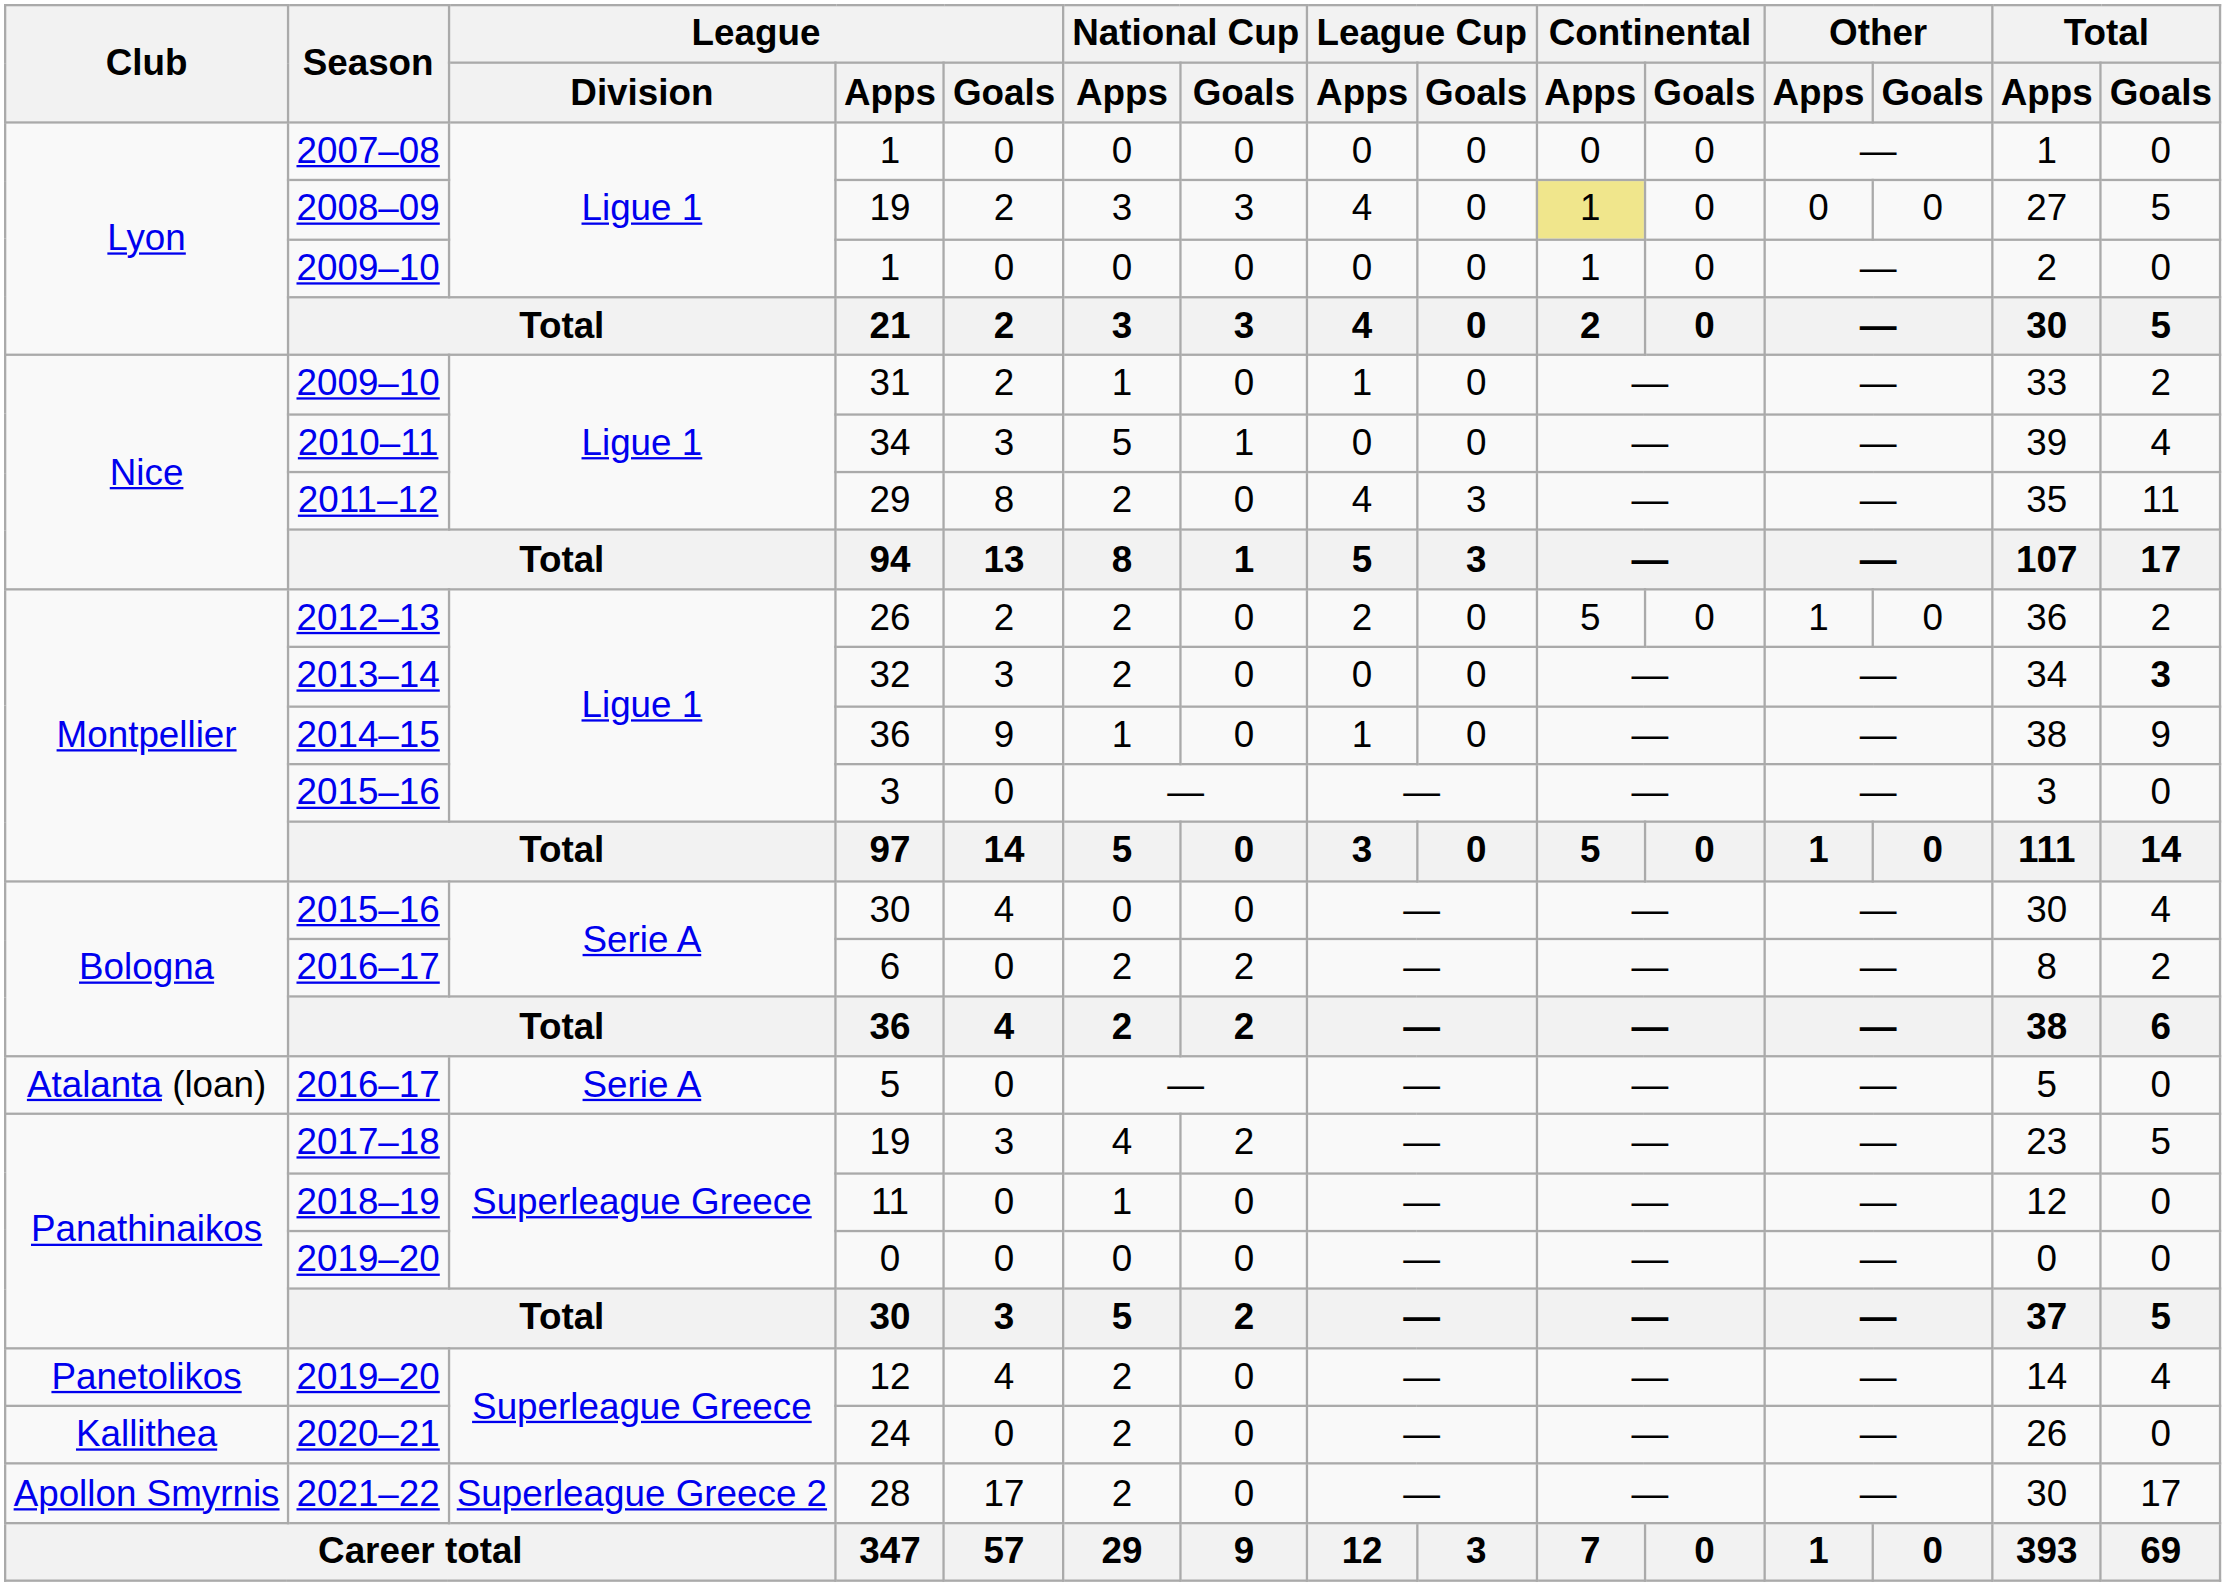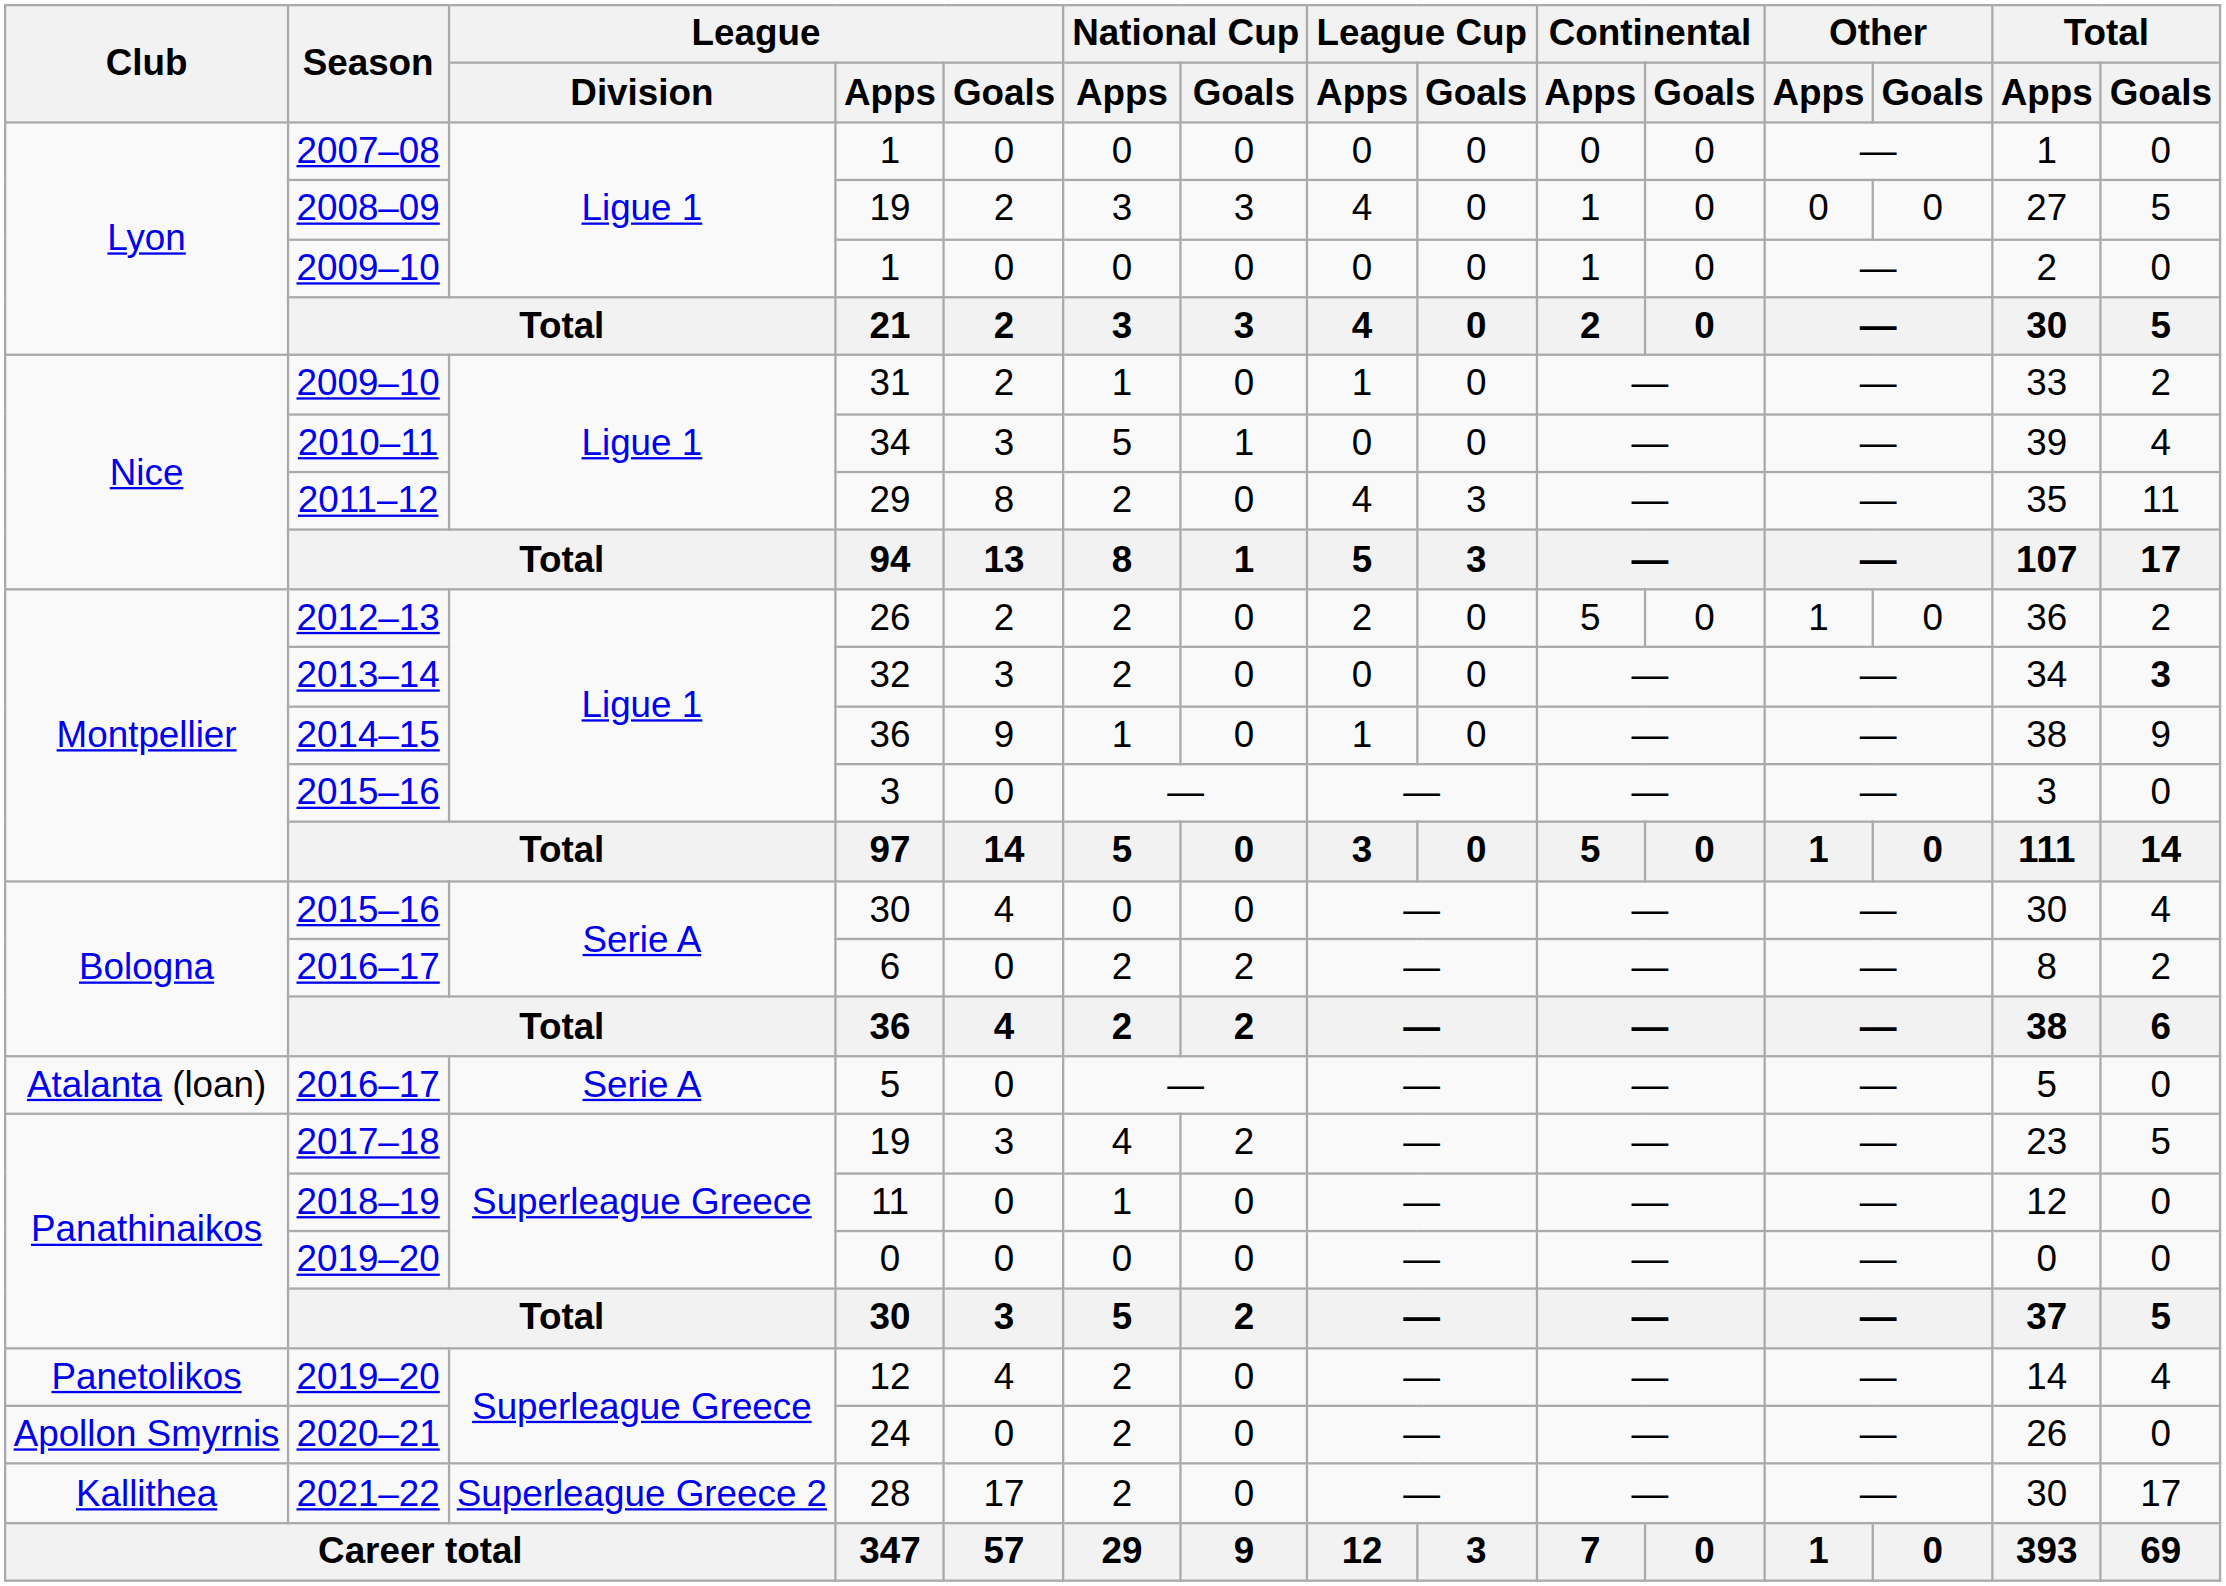(1590, 208) khaki background -> (1590, 208) no background
(147, 1434) Kallithea -> (147, 1434) Apollon Smyrnis
(147, 1492) Apollon Smyrnis -> (147, 1492) Kallithea
